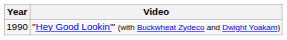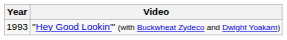(17, 27) 1990 -> (17, 27) 1993
